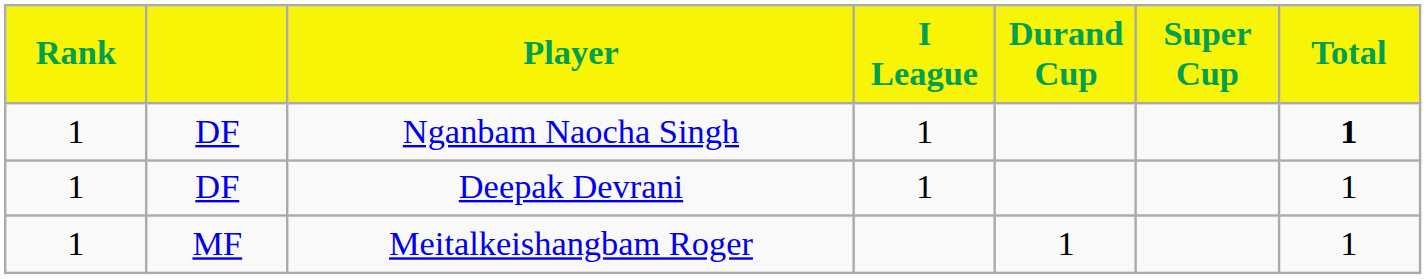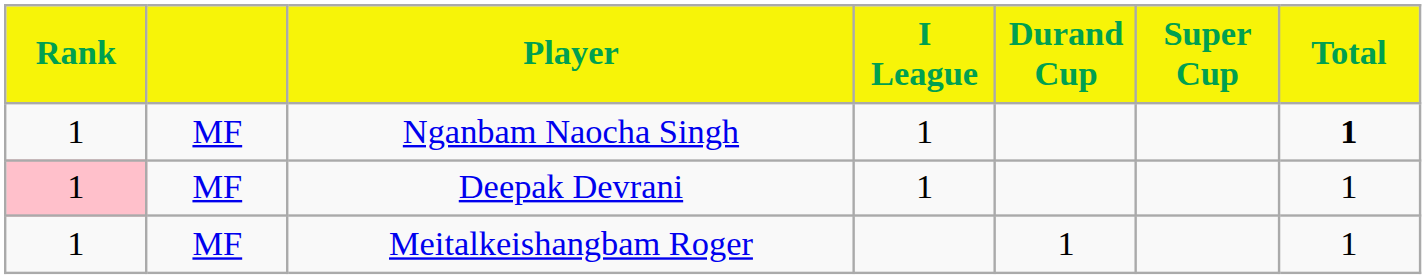(217, 130) DF -> (217, 130) MF
(76, 187) no background -> (76, 187) pink background
(217, 187) DF -> (217, 187) MF
